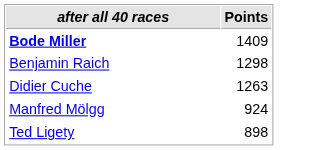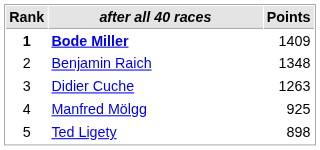+ column: (27, 17)
(252, 64) 1298 -> (295, 64) 1348
(256, 110) 924 -> (298, 110) 925
